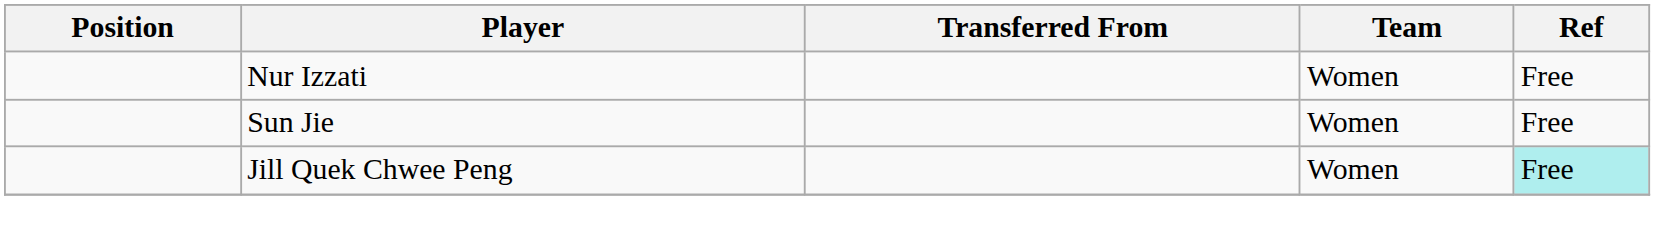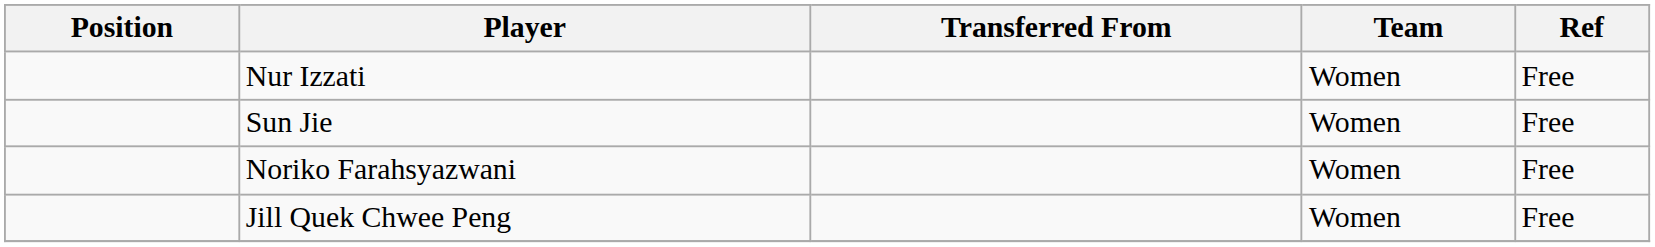+ row: (381, 169)
(1547, 169) paleturquoise background -> (1548, 216) no background
